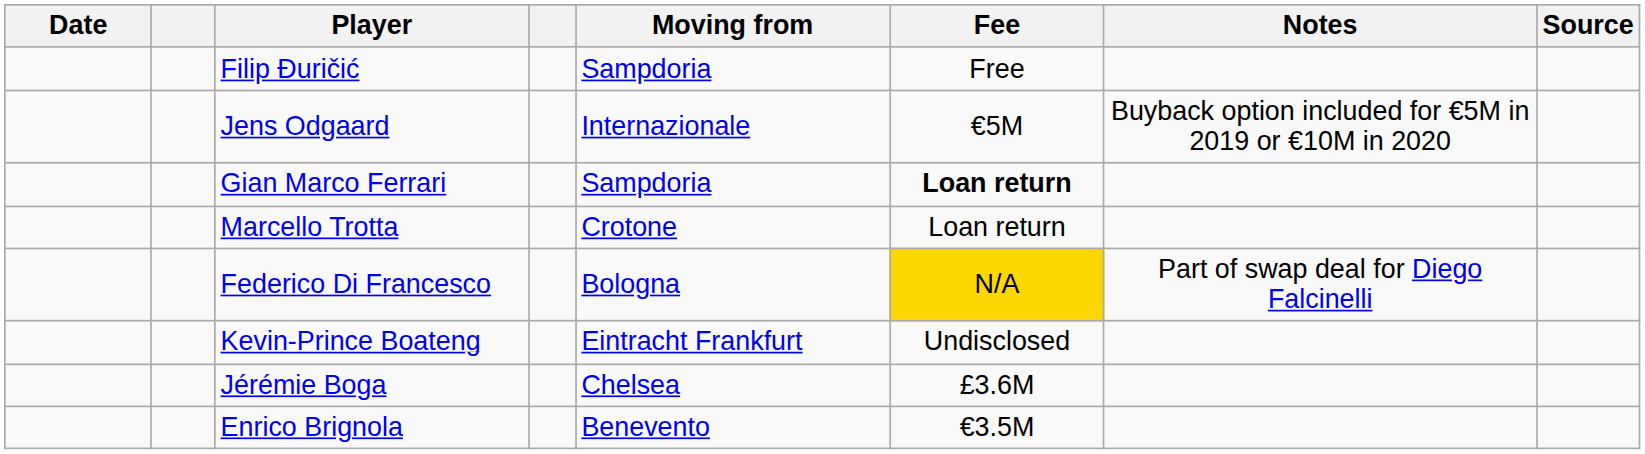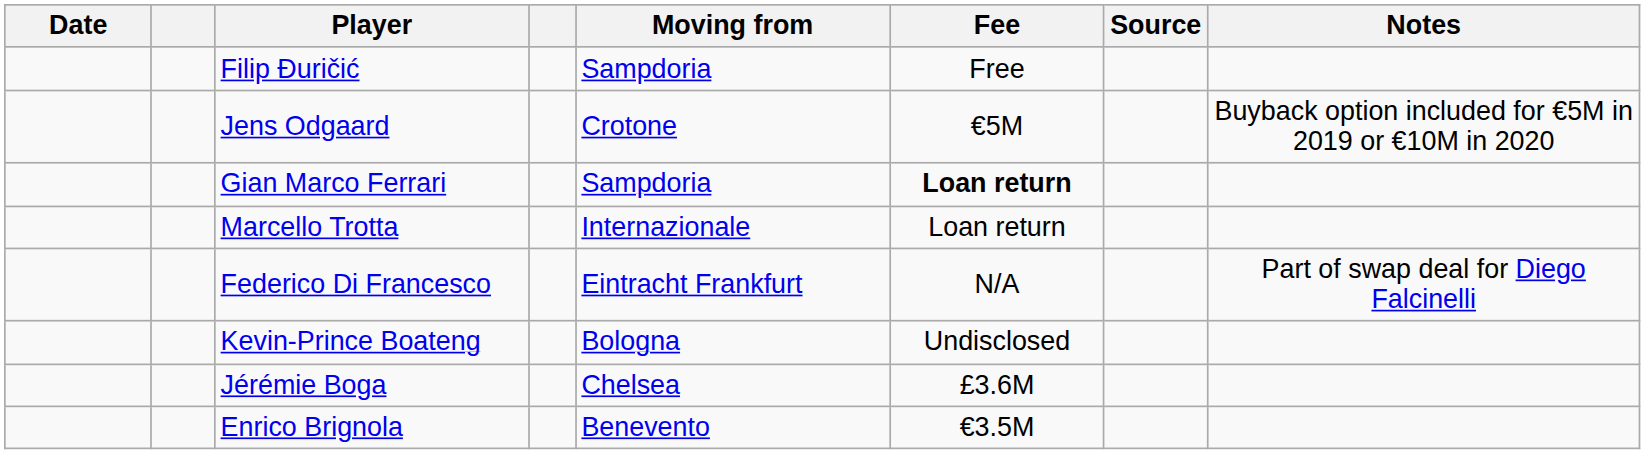columns swapped: (1320, 25) <-> (1588, 25)
(666, 126) Internazionale -> (629, 126) Crotone
(629, 226) Crotone -> (666, 226) Internazionale
(631, 284) Bologna -> (692, 284) Eintracht Frankfurt
(997, 284) gold background -> (997, 284) no background
(692, 342) Eintracht Frankfurt -> (631, 342) Bologna
